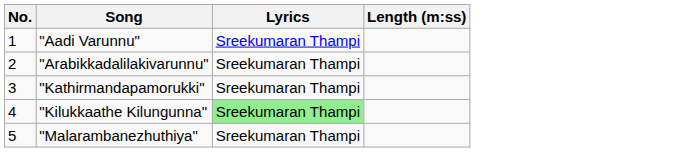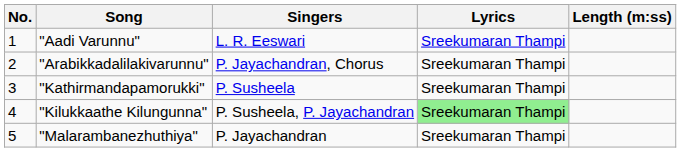+ column: (315, 17)
